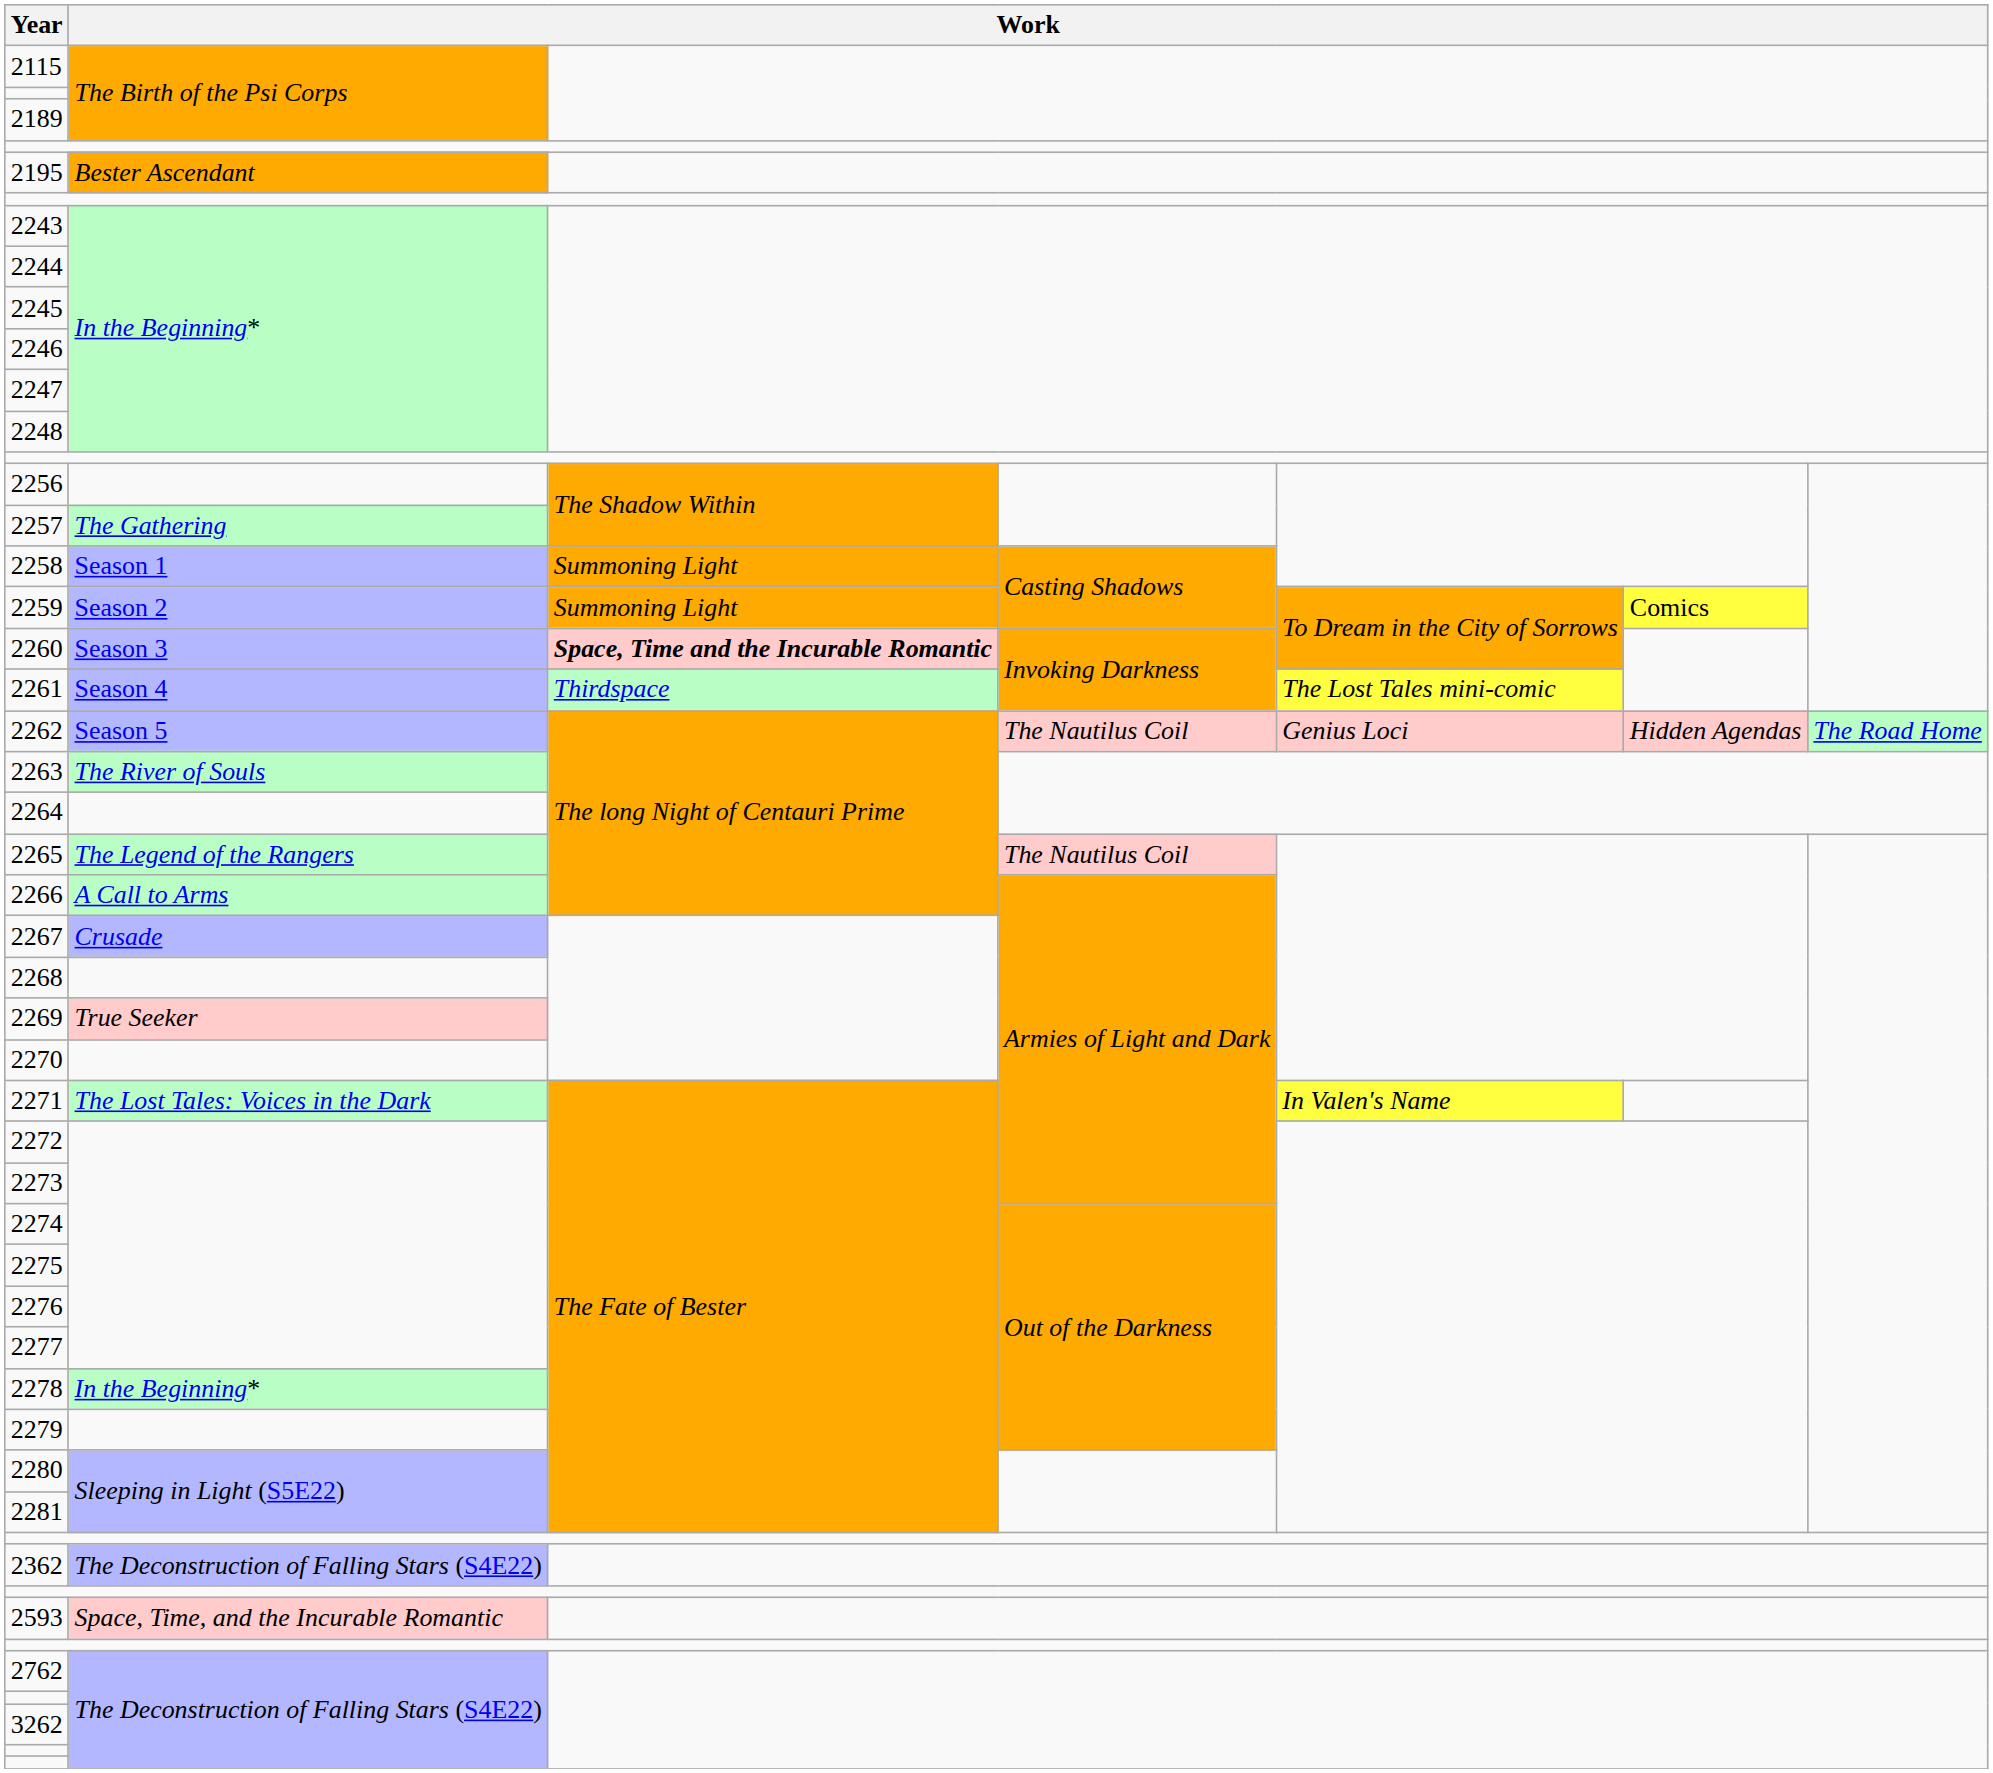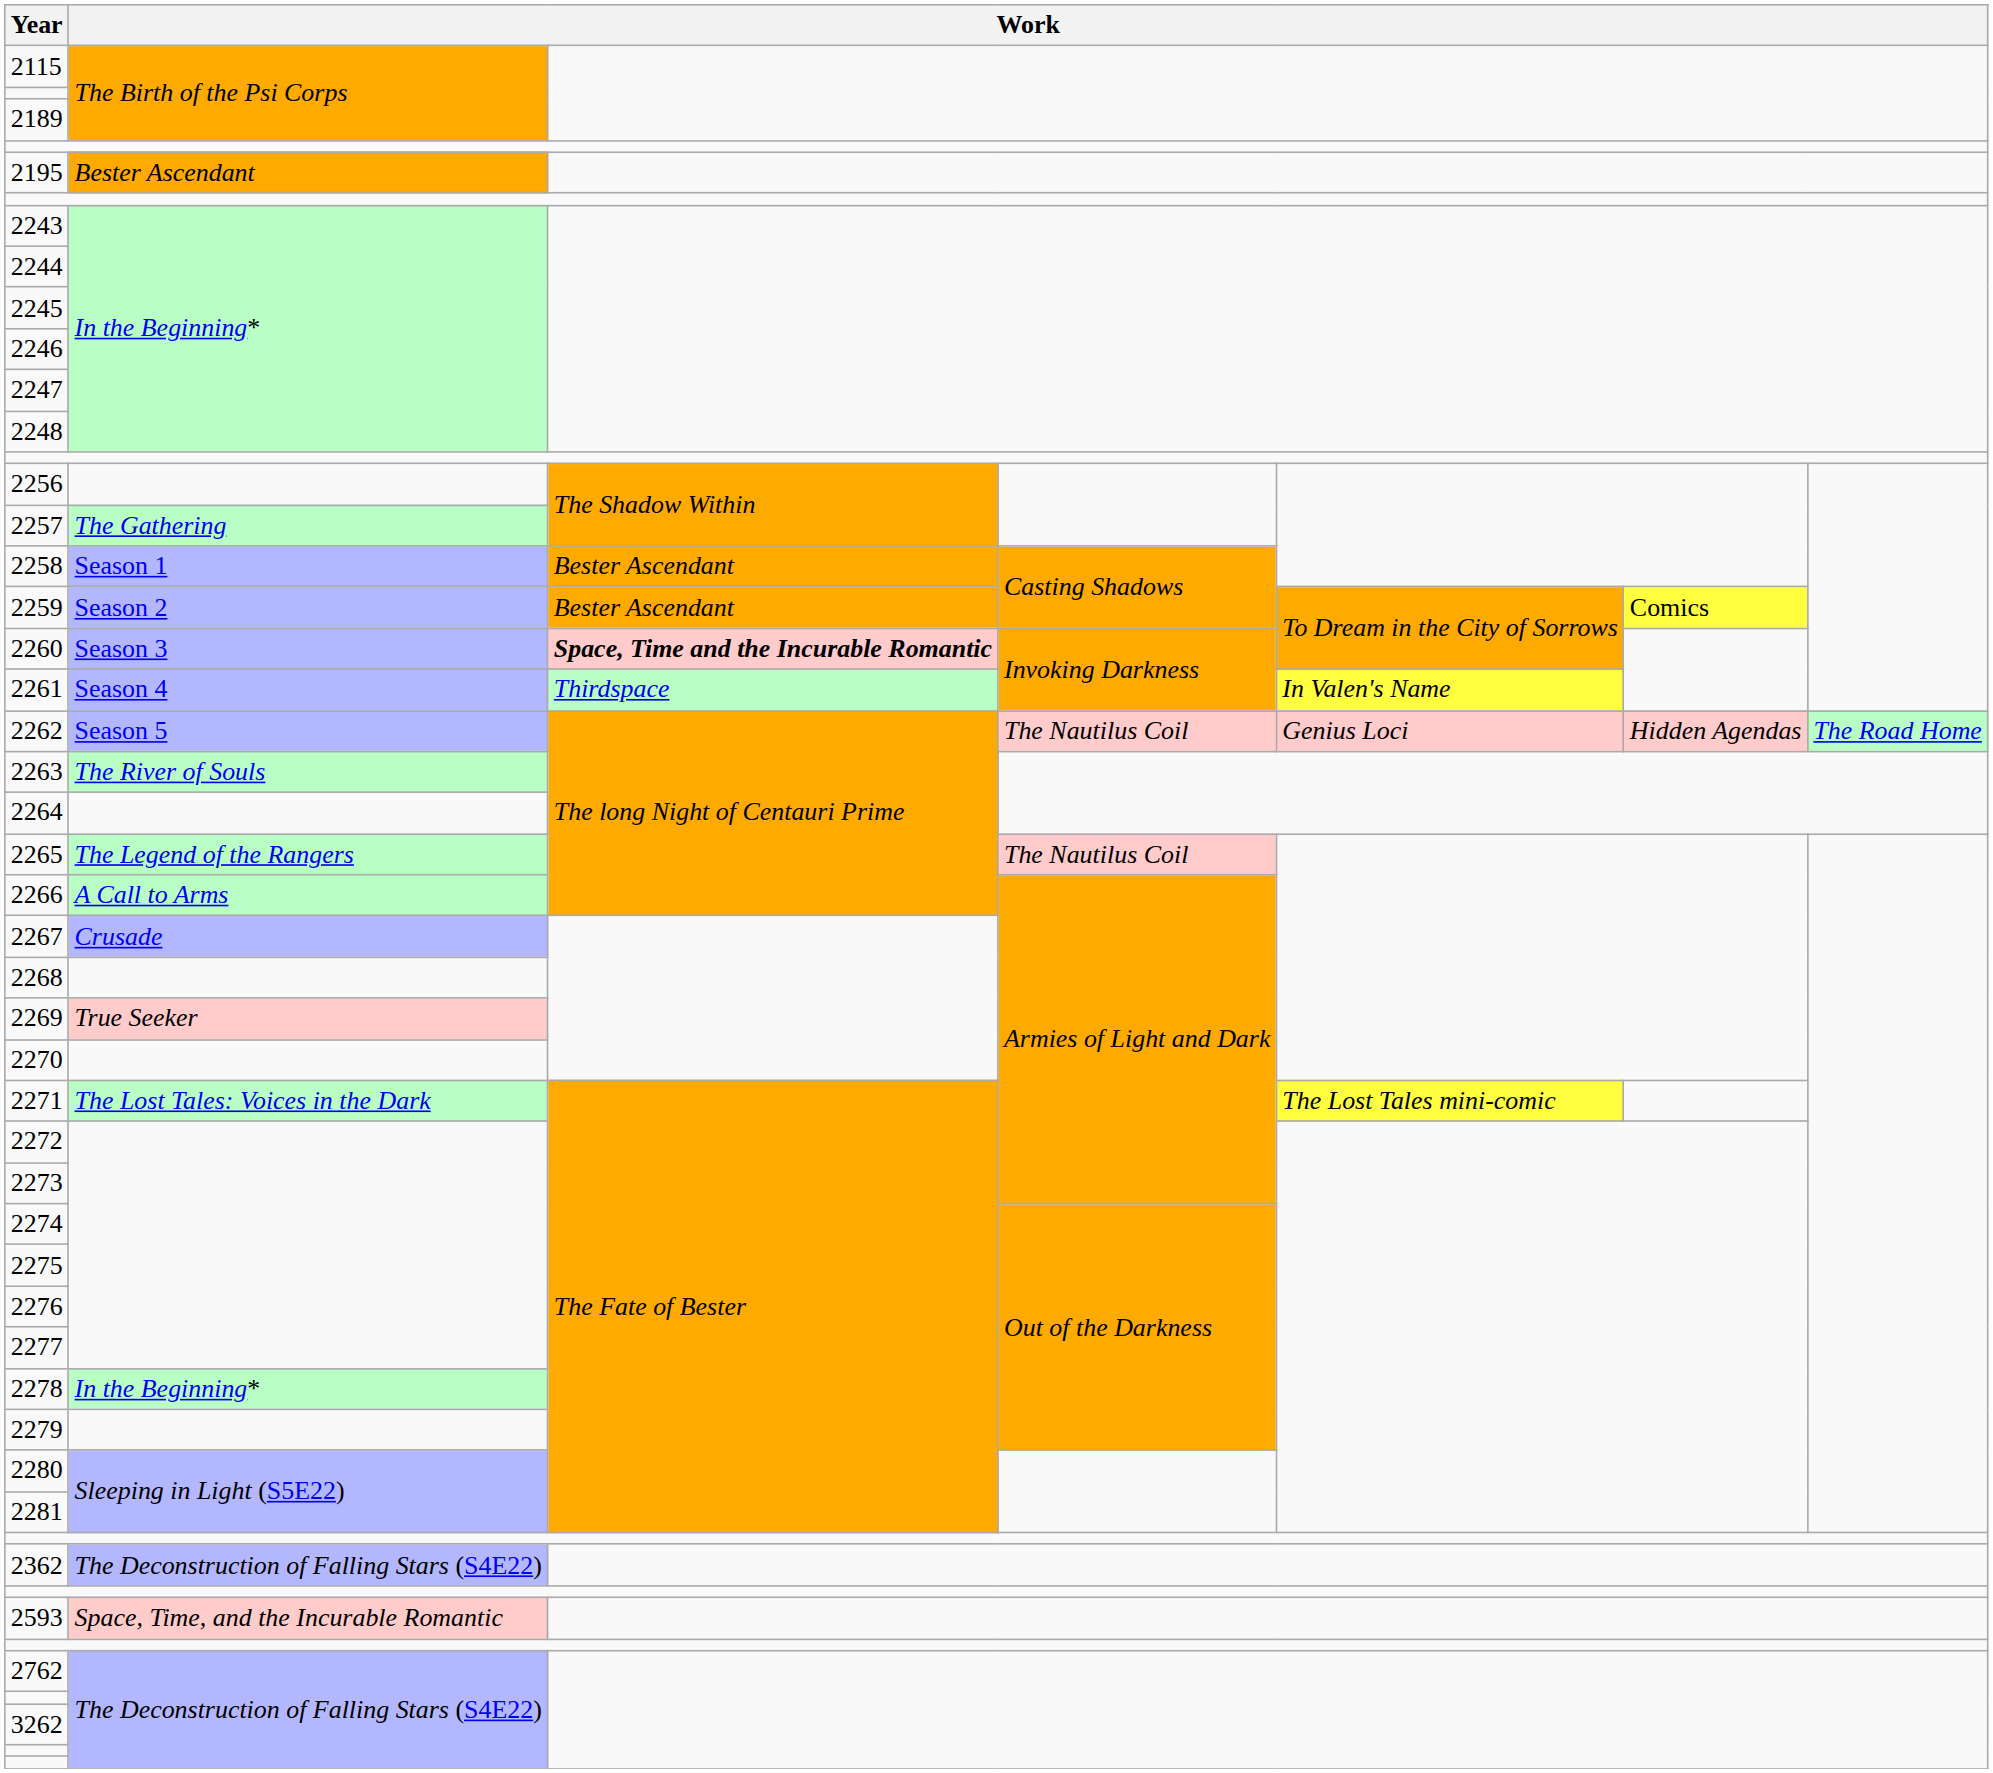(646, 566) Summoning Light -> (644, 566) Bester Ascendant
(646, 607) Summoning Light -> (644, 607) Bester Ascendant
(1419, 689) The Lost Tales mini-comic -> (1366, 689) In Valen's Name
(1366, 1100) In Valen's Name -> (1419, 1100) The Lost Tales mini-comic
